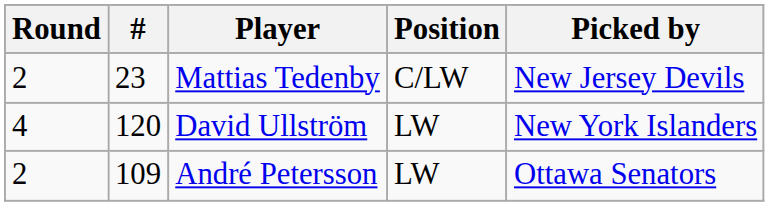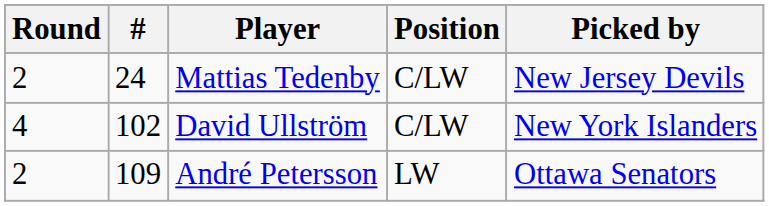(130, 77) 23 -> (130, 77) 24
(138, 126) 120 -> (138, 126) 102
(417, 126) LW -> (431, 126) C/LW
